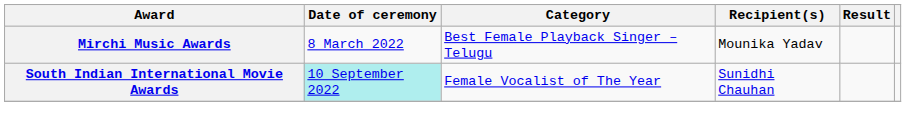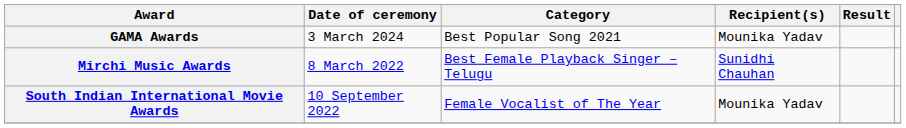+ row: (154, 37)
(770, 45) Mounika Yadav -> (746, 67) Sunidhi Chauhan
(356, 82) paleturquoise background -> (356, 104) no background
(746, 82) Sunidhi Chauhan -> (770, 104) Mounika Yadav
